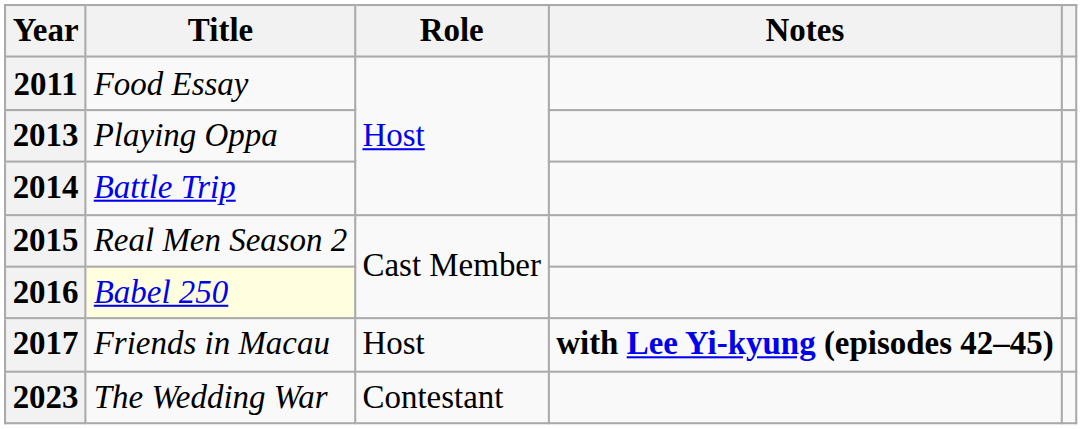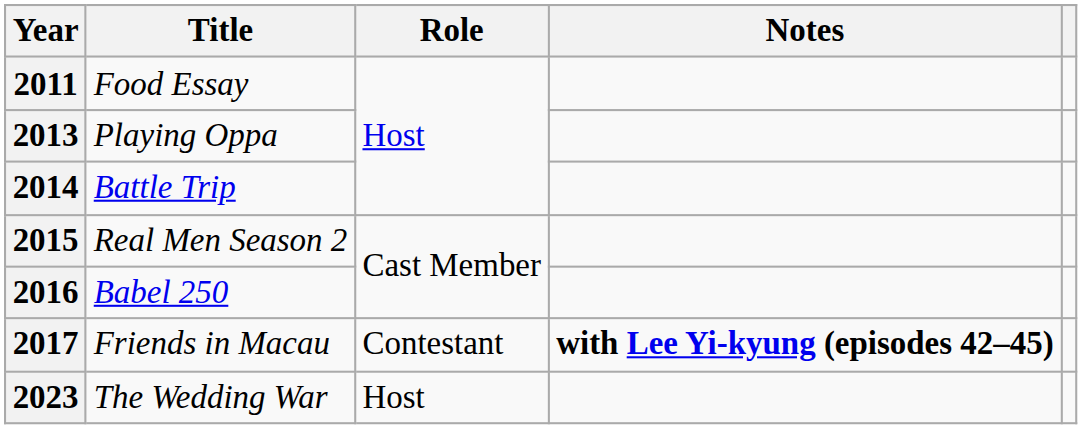(161, 291) lightyellow background -> (161, 291) no background
(394, 344) Host -> (433, 344) Contestant
(433, 396) Contestant -> (394, 396) Host
